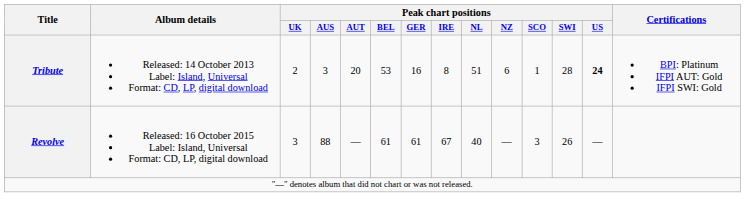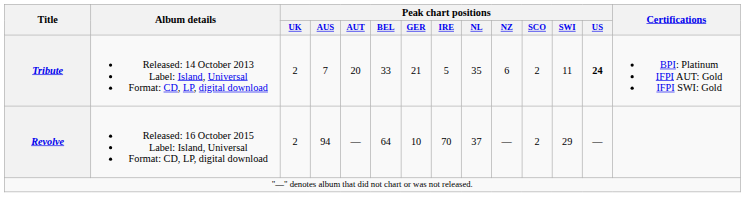(325, 70) 3 -> (325, 70) 7
(386, 70) 53 -> (386, 70) 33
(416, 70) 16 -> (416, 70) 21
(446, 70) 8 -> (446, 70) 5
(476, 70) 51 -> (476, 70) 35
(537, 70) 1 -> (537, 70) 2
(567, 70) 28 -> (567, 70) 11
(295, 142) 3 -> (295, 142) 2
(325, 142) 88 -> (325, 142) 94
(386, 142) 61 -> (386, 142) 64
(416, 142) 61 -> (416, 142) 10
(446, 142) 67 -> (446, 142) 70
(476, 142) 40 -> (476, 142) 37
(537, 142) 3 -> (537, 142) 2
(567, 142) 26 -> (567, 142) 29
